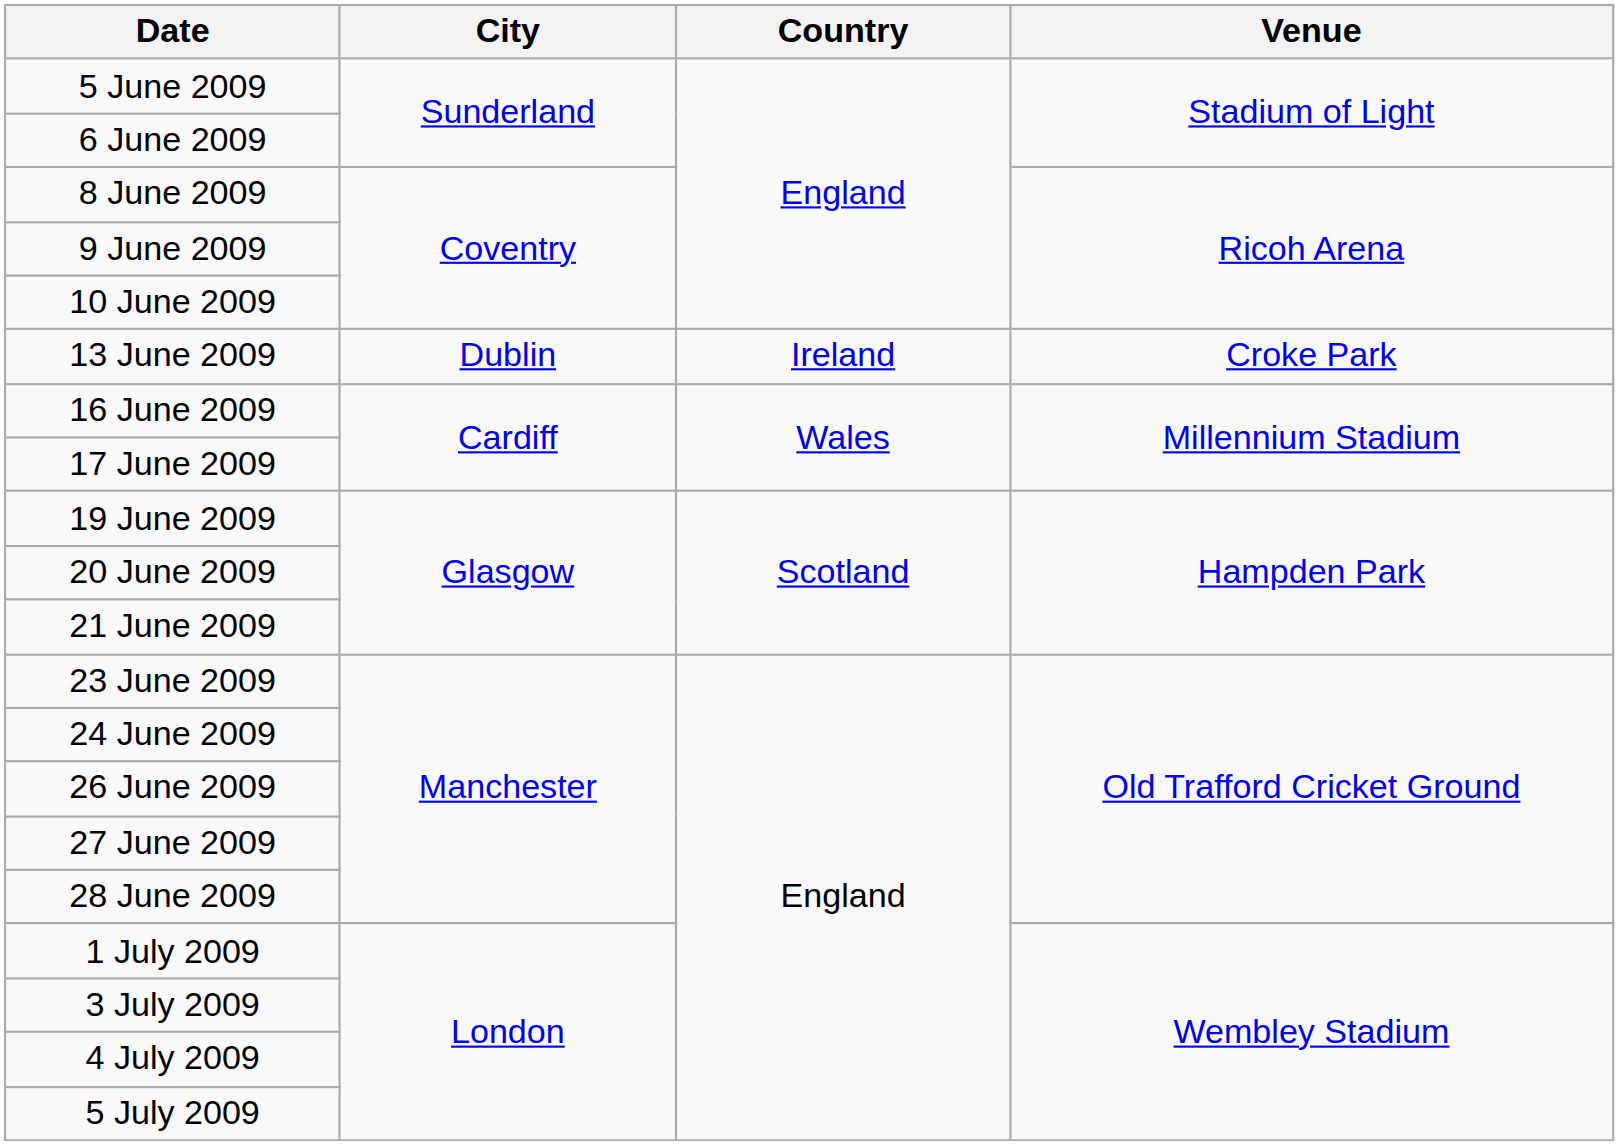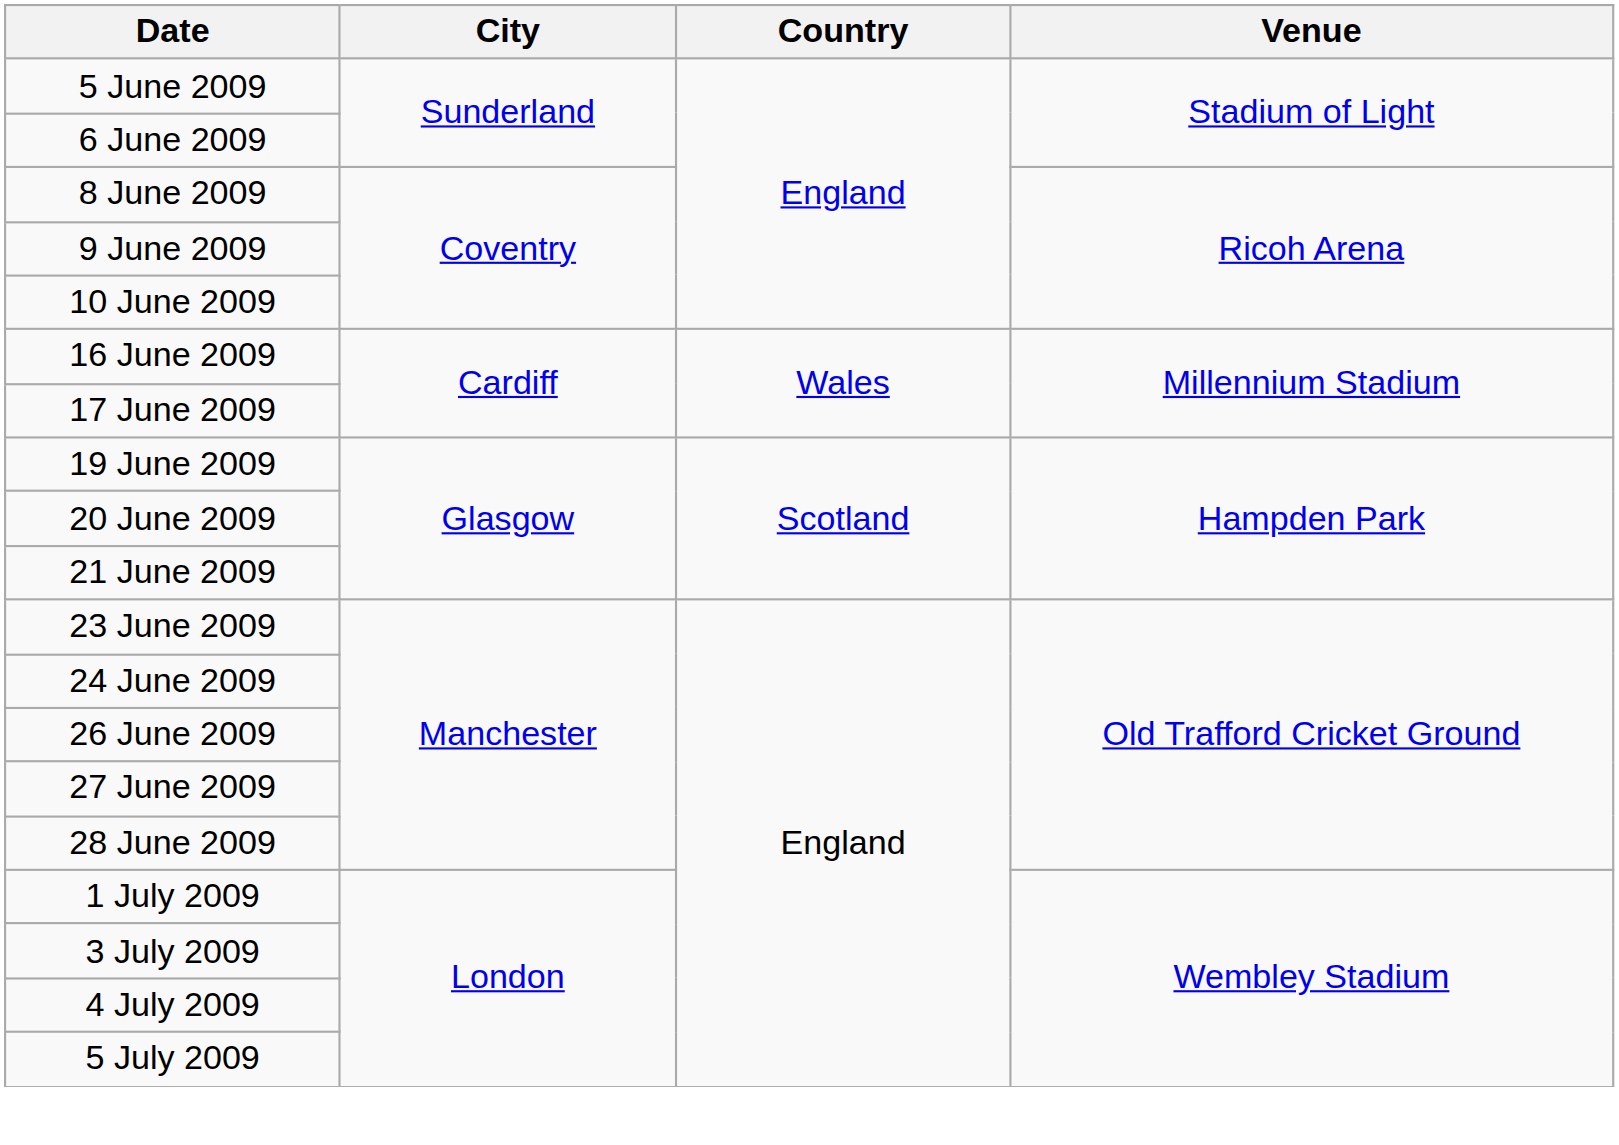- row: (173, 355)
